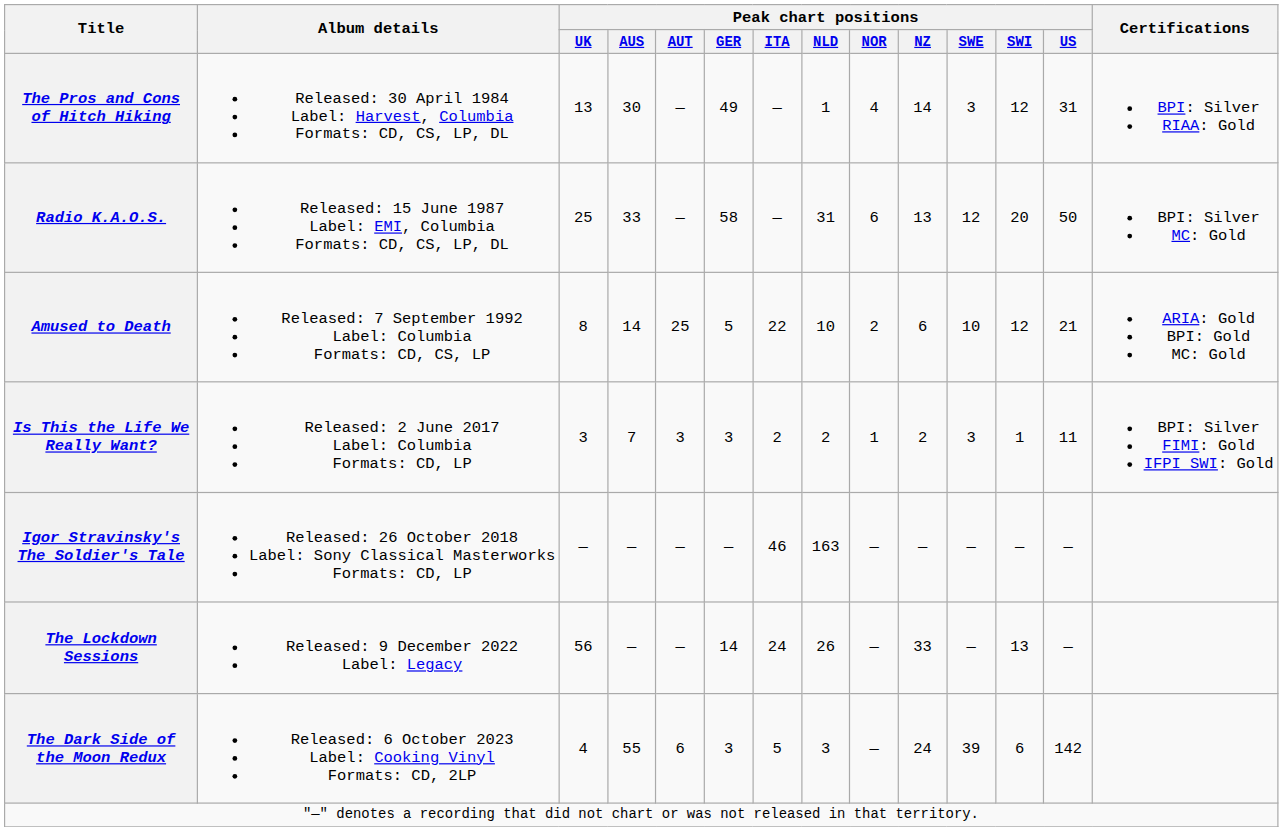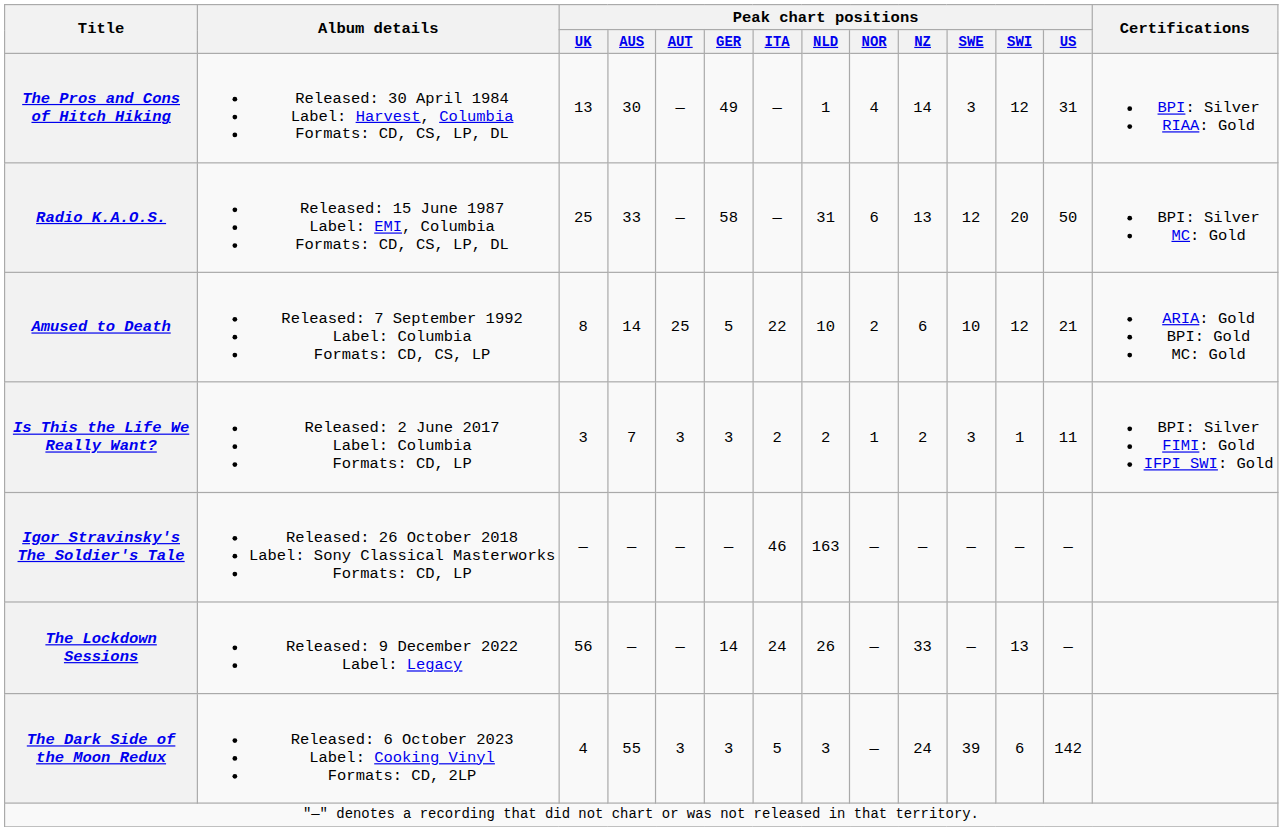(680, 748) 6 -> (680, 748) 3
